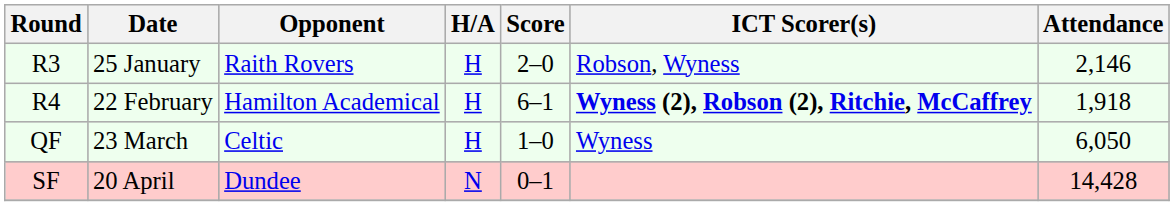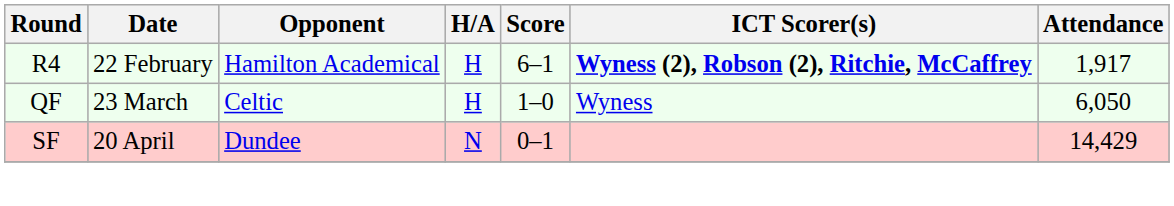- row: (46, 63)
(1103, 102) 1,918 -> (1103, 63) 1,917
(1103, 180) 14,428 -> (1103, 141) 14,429
